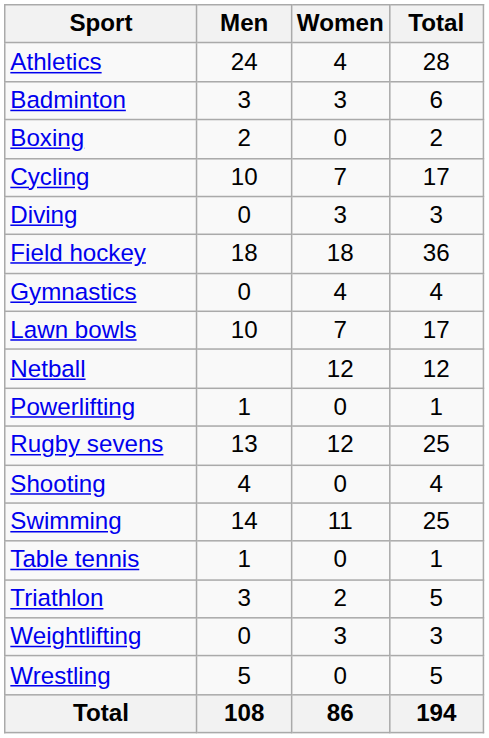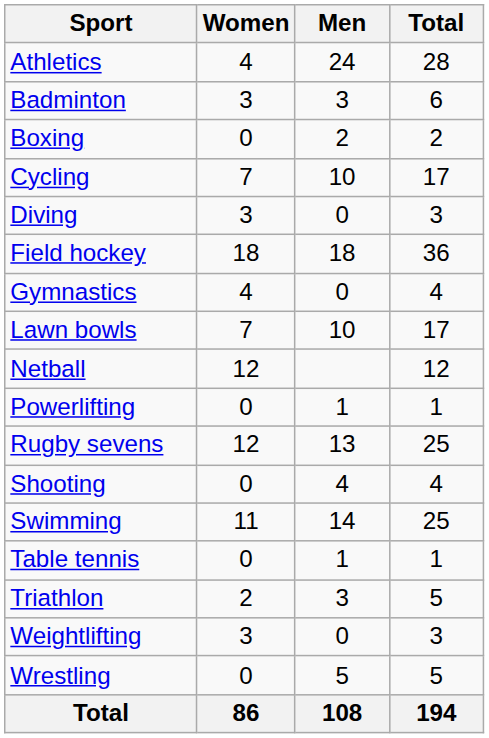columns swapped: (244, 23) <-> (340, 23)
